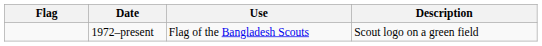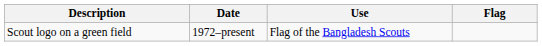columns swapped: (47, 13) <-> (444, 13)
